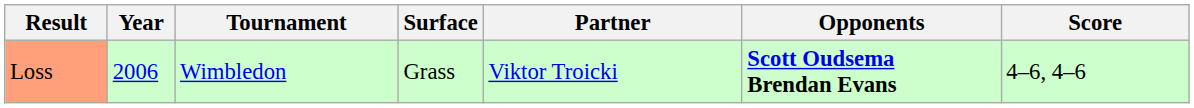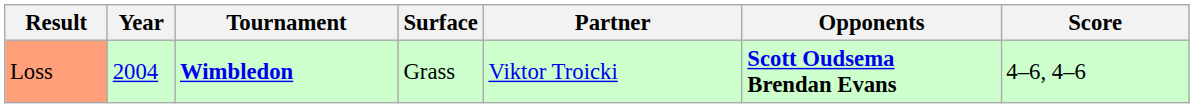(135, 71) 2006 -> (135, 71) 2004
(233, 71) normal -> (237, 71) bold
